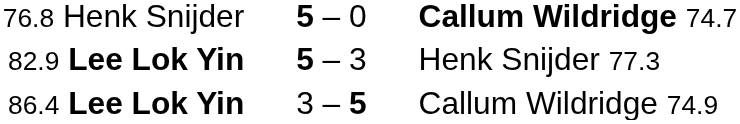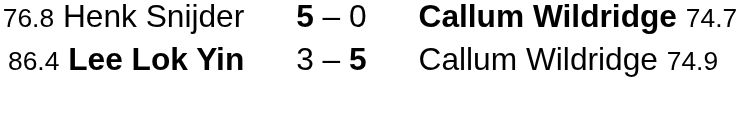- row: (126, 59)
